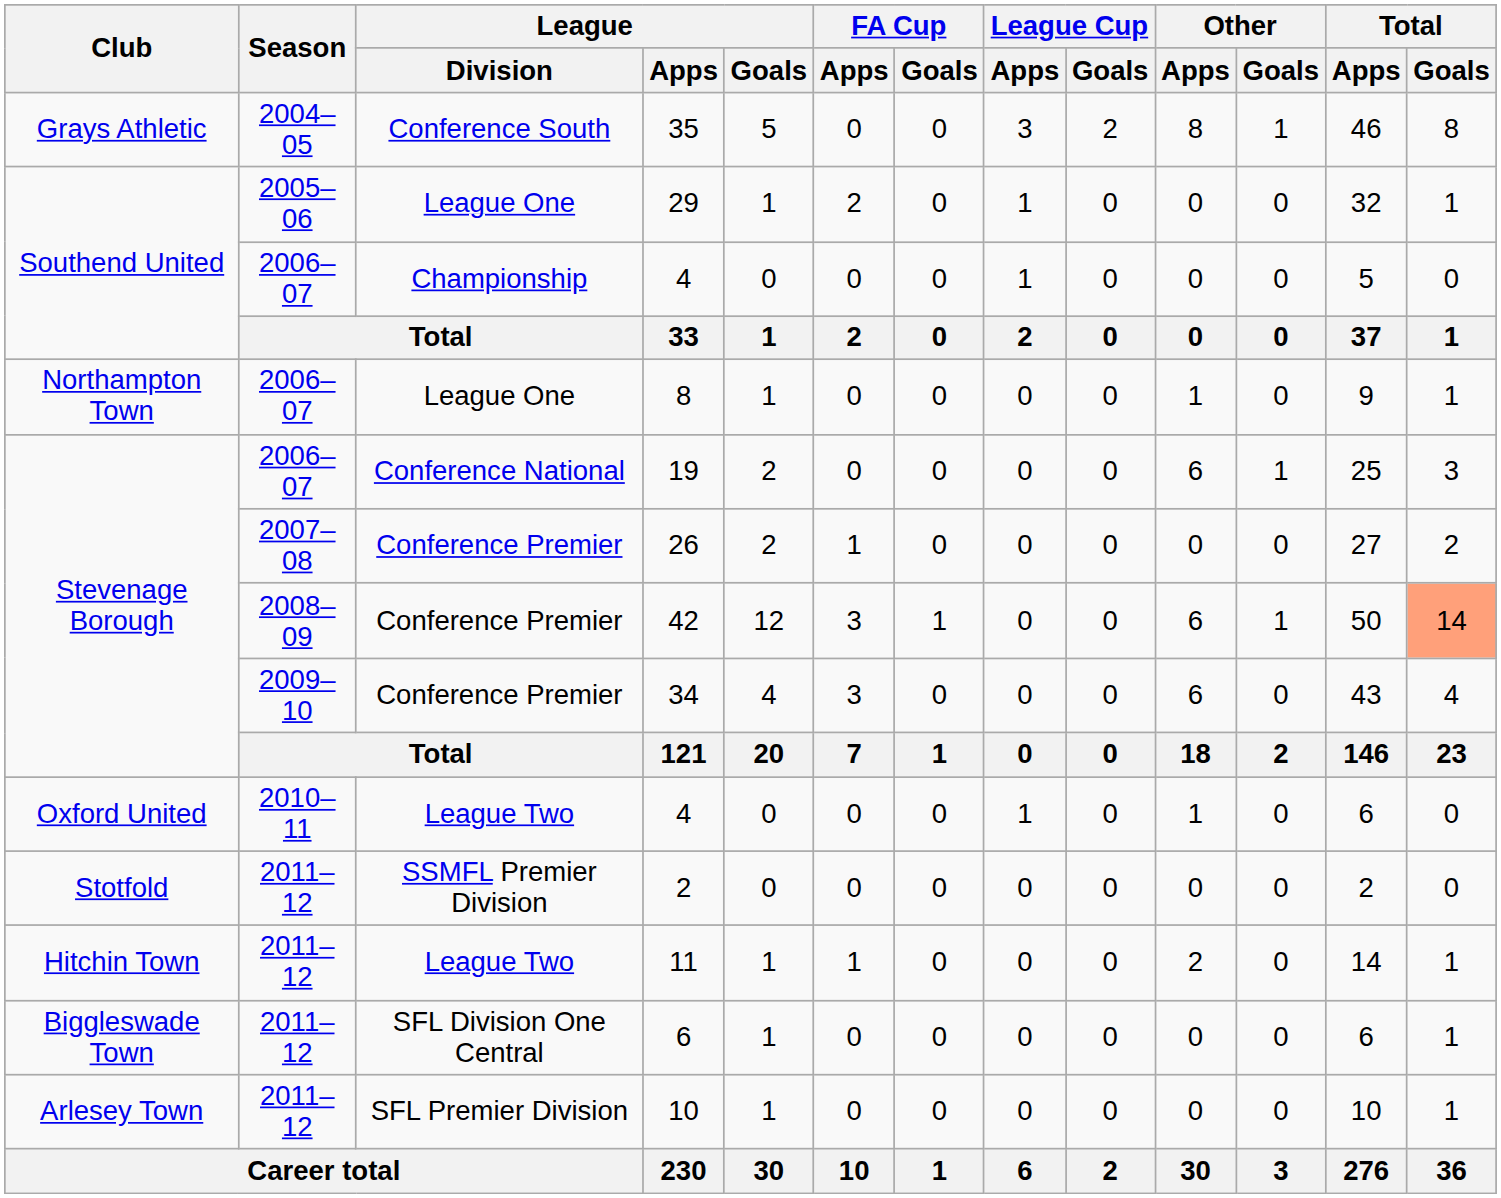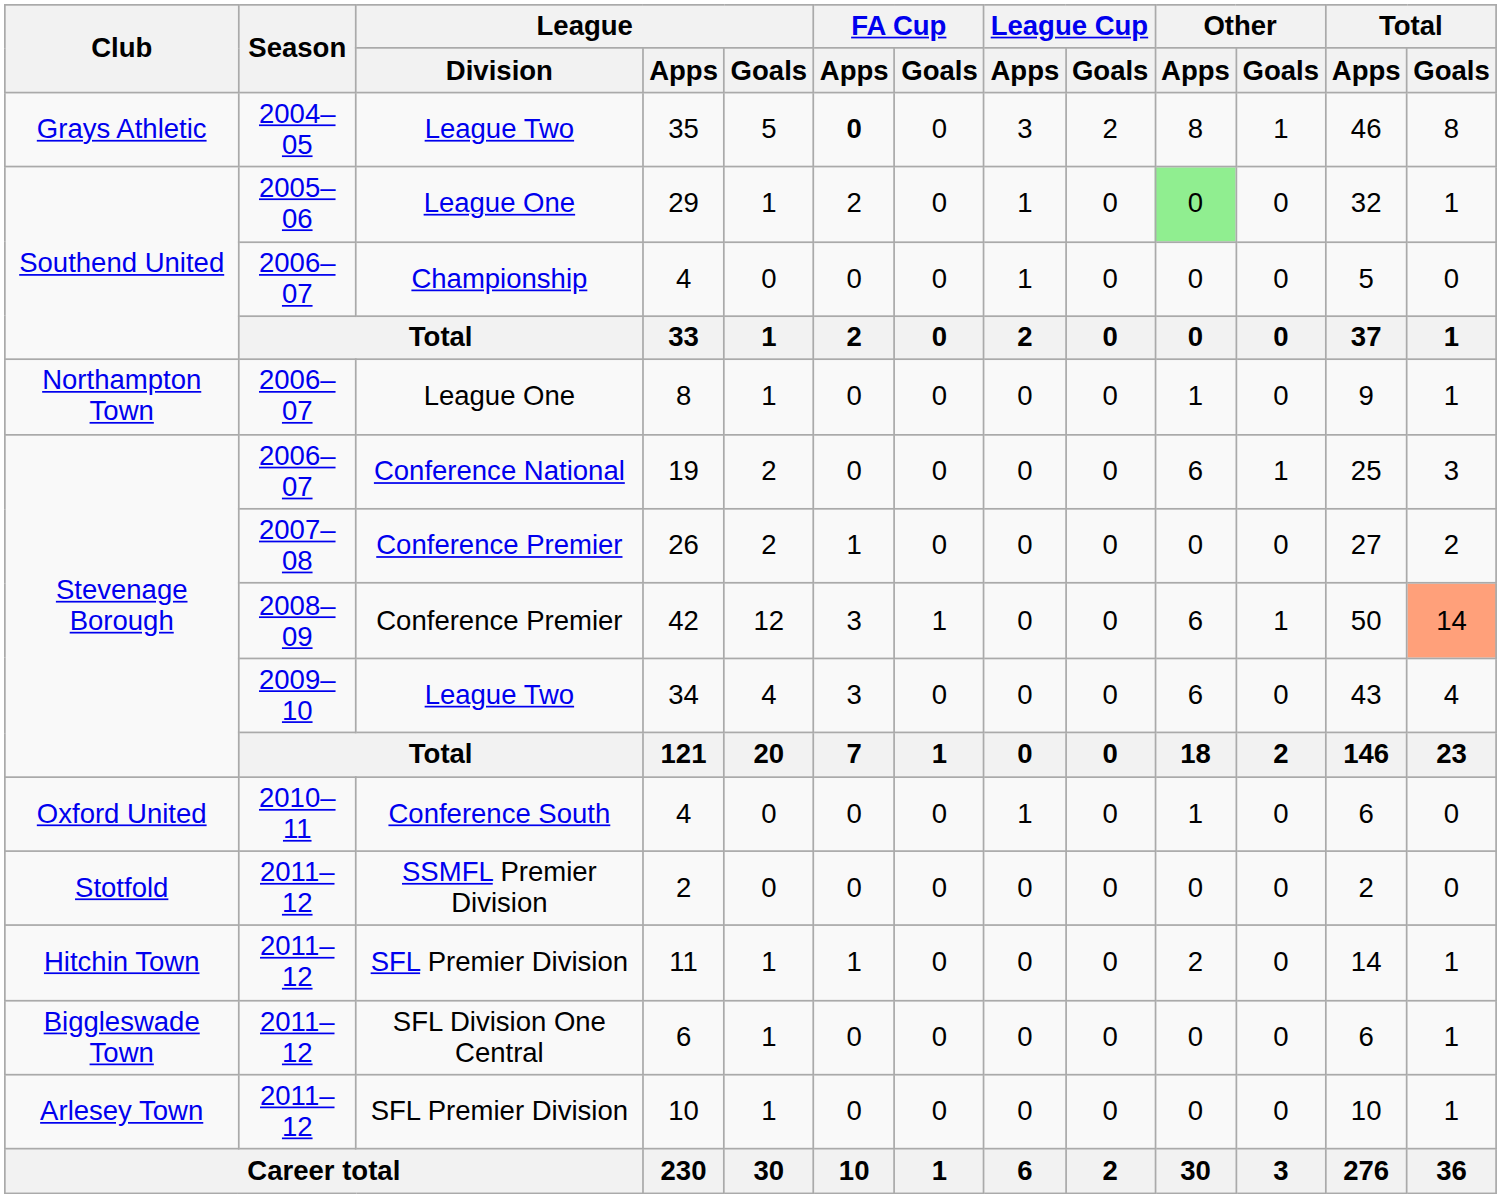(499, 129) Conference South -> (499, 129) League Two
(854, 129) normal -> (854, 129) bold
(1196, 203) no background -> (1196, 203) lightgreen background
(499, 694) Conference Premier -> (499, 694) League Two
(499, 813) League Two -> (499, 813) Conference South
(499, 962) League Two -> (499, 962) SFL Premier Division
